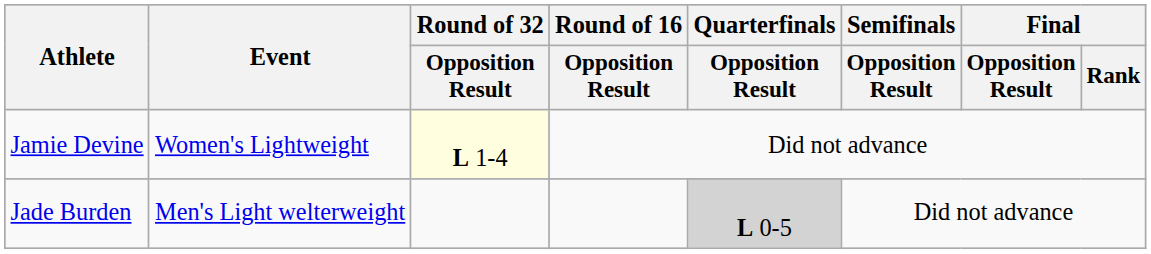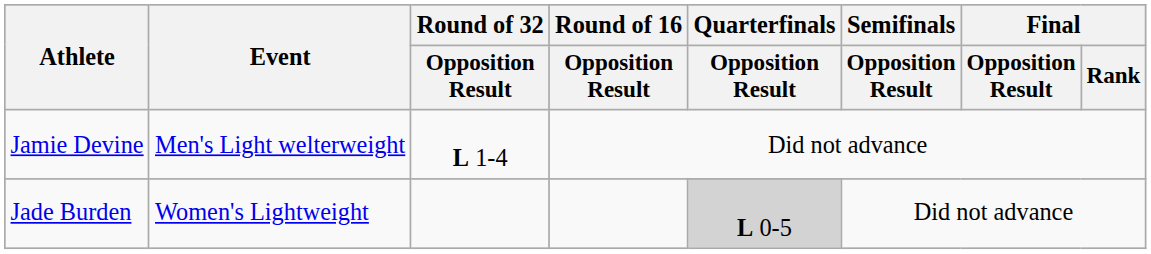(262, 144) Women's Lightweight -> (280, 144) Men's Light welterweight
(480, 158) lightyellow background -> (480, 158) no background
(280, 213) Men's Light welterweight -> (262, 213) Women's Lightweight
